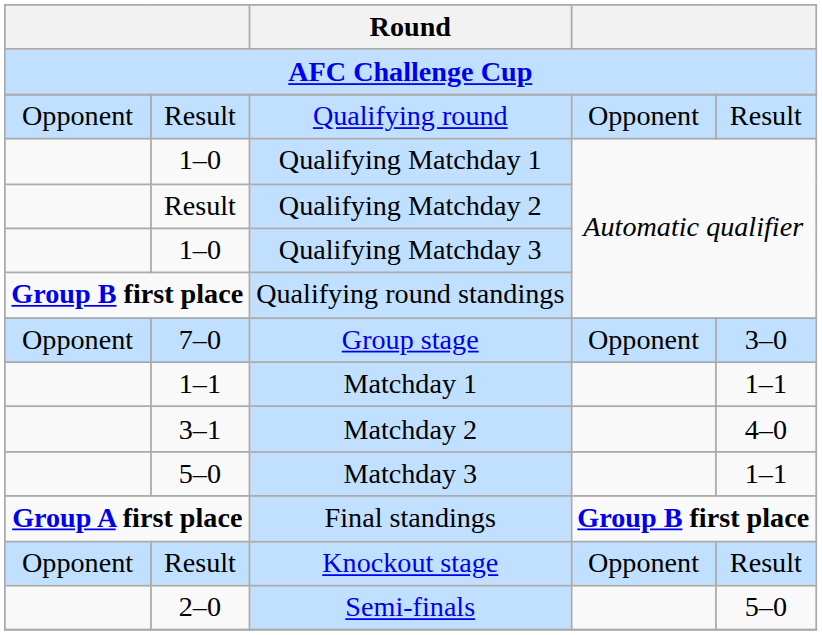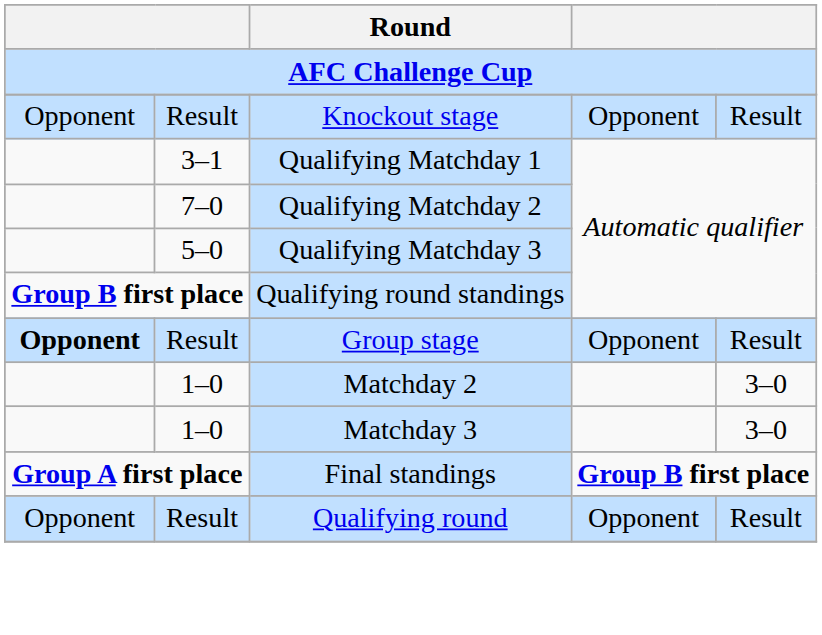rows swapped: (410, 116) <-> (410, 562)
(200, 160) 1–0 -> (202, 160) 3–1
(200, 205) Result -> (202, 205) 7–0
(200, 250) 1–0 -> (202, 250) 5–0
(78, 339) normal -> (80, 339) bold
(200, 339) 7–0 -> (202, 339) Result
(766, 339) 3–0 -> (766, 339) Result
- row: (410, 384)
(200, 428) 3–1 -> (202, 384) 1–0
(766, 428) 4–0 -> (766, 384) 3–0
(200, 473) 5–0 -> (202, 428) 1–0
(766, 473) 1–1 -> (766, 428) 3–0
- row: (410, 607)
